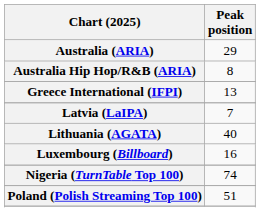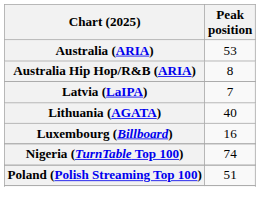(230, 50) 29 -> (230, 50) 53
- row: (105, 92)
